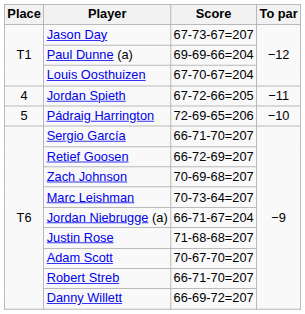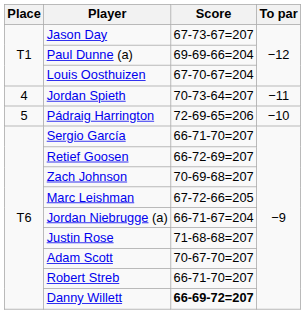(214, 95) 67-72-66=205 -> (214, 95) 70-73-64=207
(214, 197) 70-73-64=207 -> (214, 197) 67-72-66=205
(214, 298) normal -> (214, 298) bold
